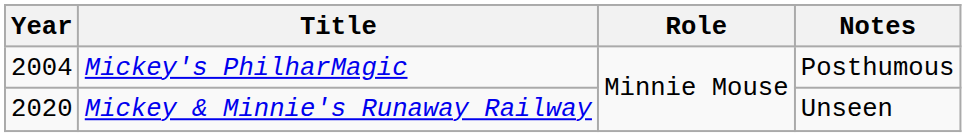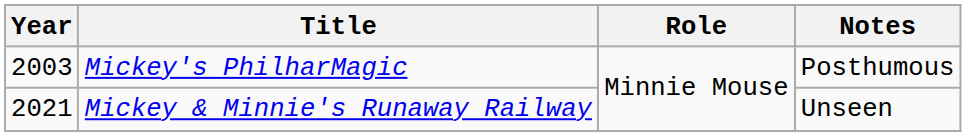(42, 68) 2004 -> (42, 68) 2003
(42, 109) 2020 -> (42, 109) 2021
